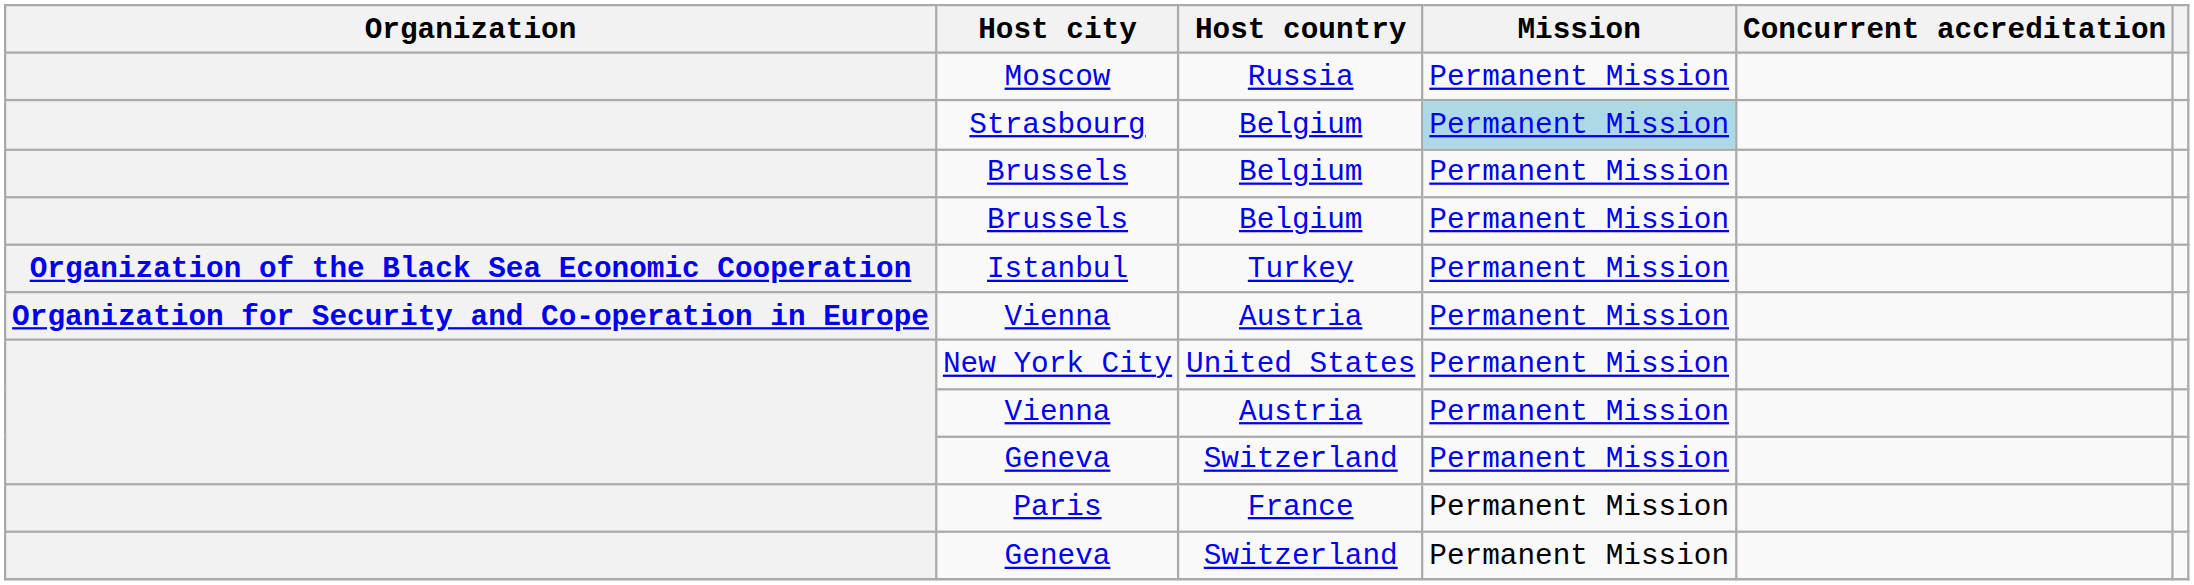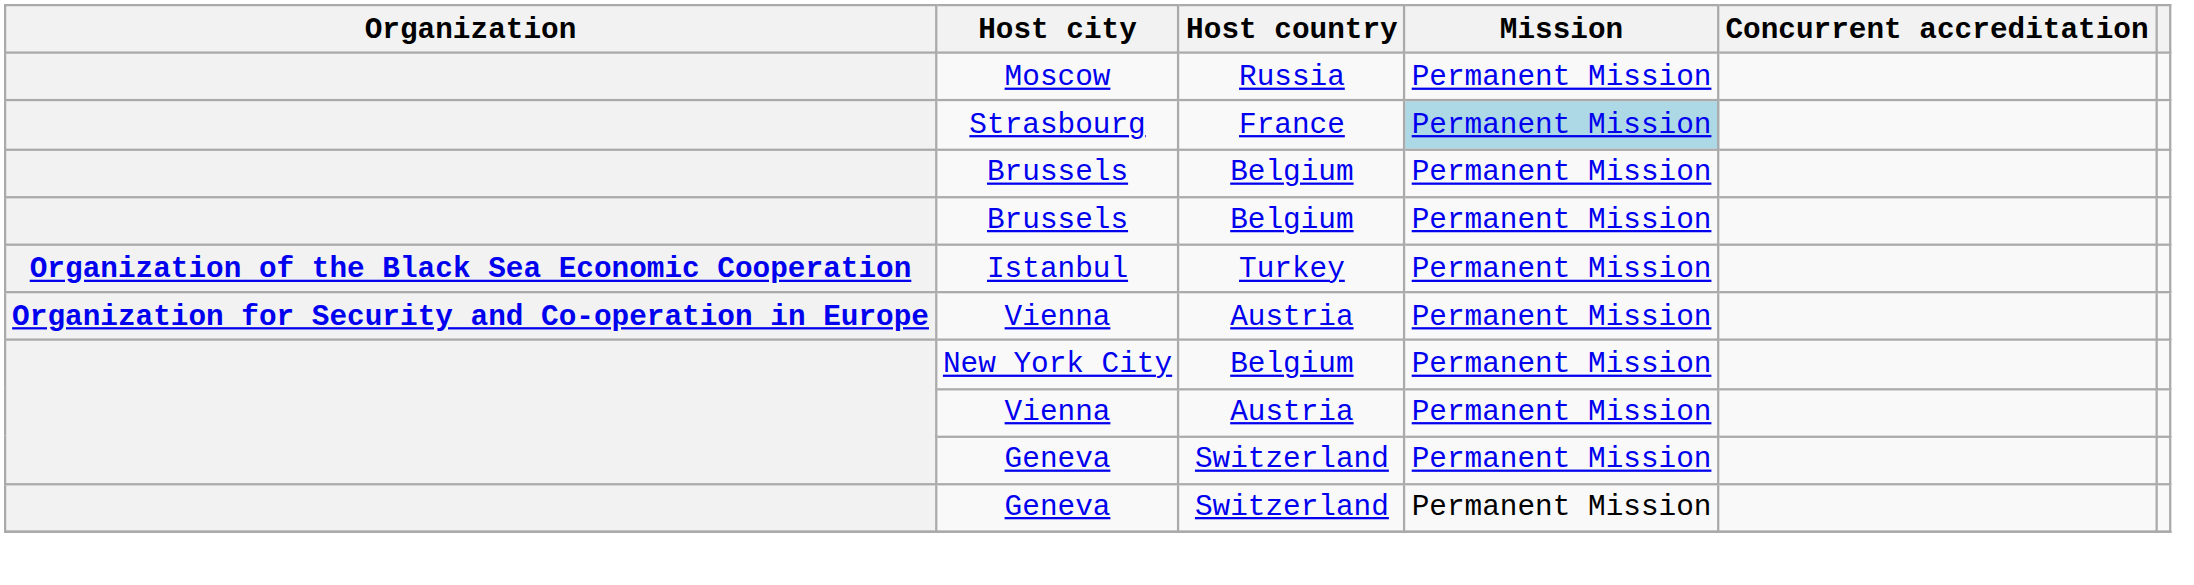(1301, 125) Belgium -> (1292, 125) France
(1301, 364) United States -> (1292, 364) Belgium
- row: (471, 508)
